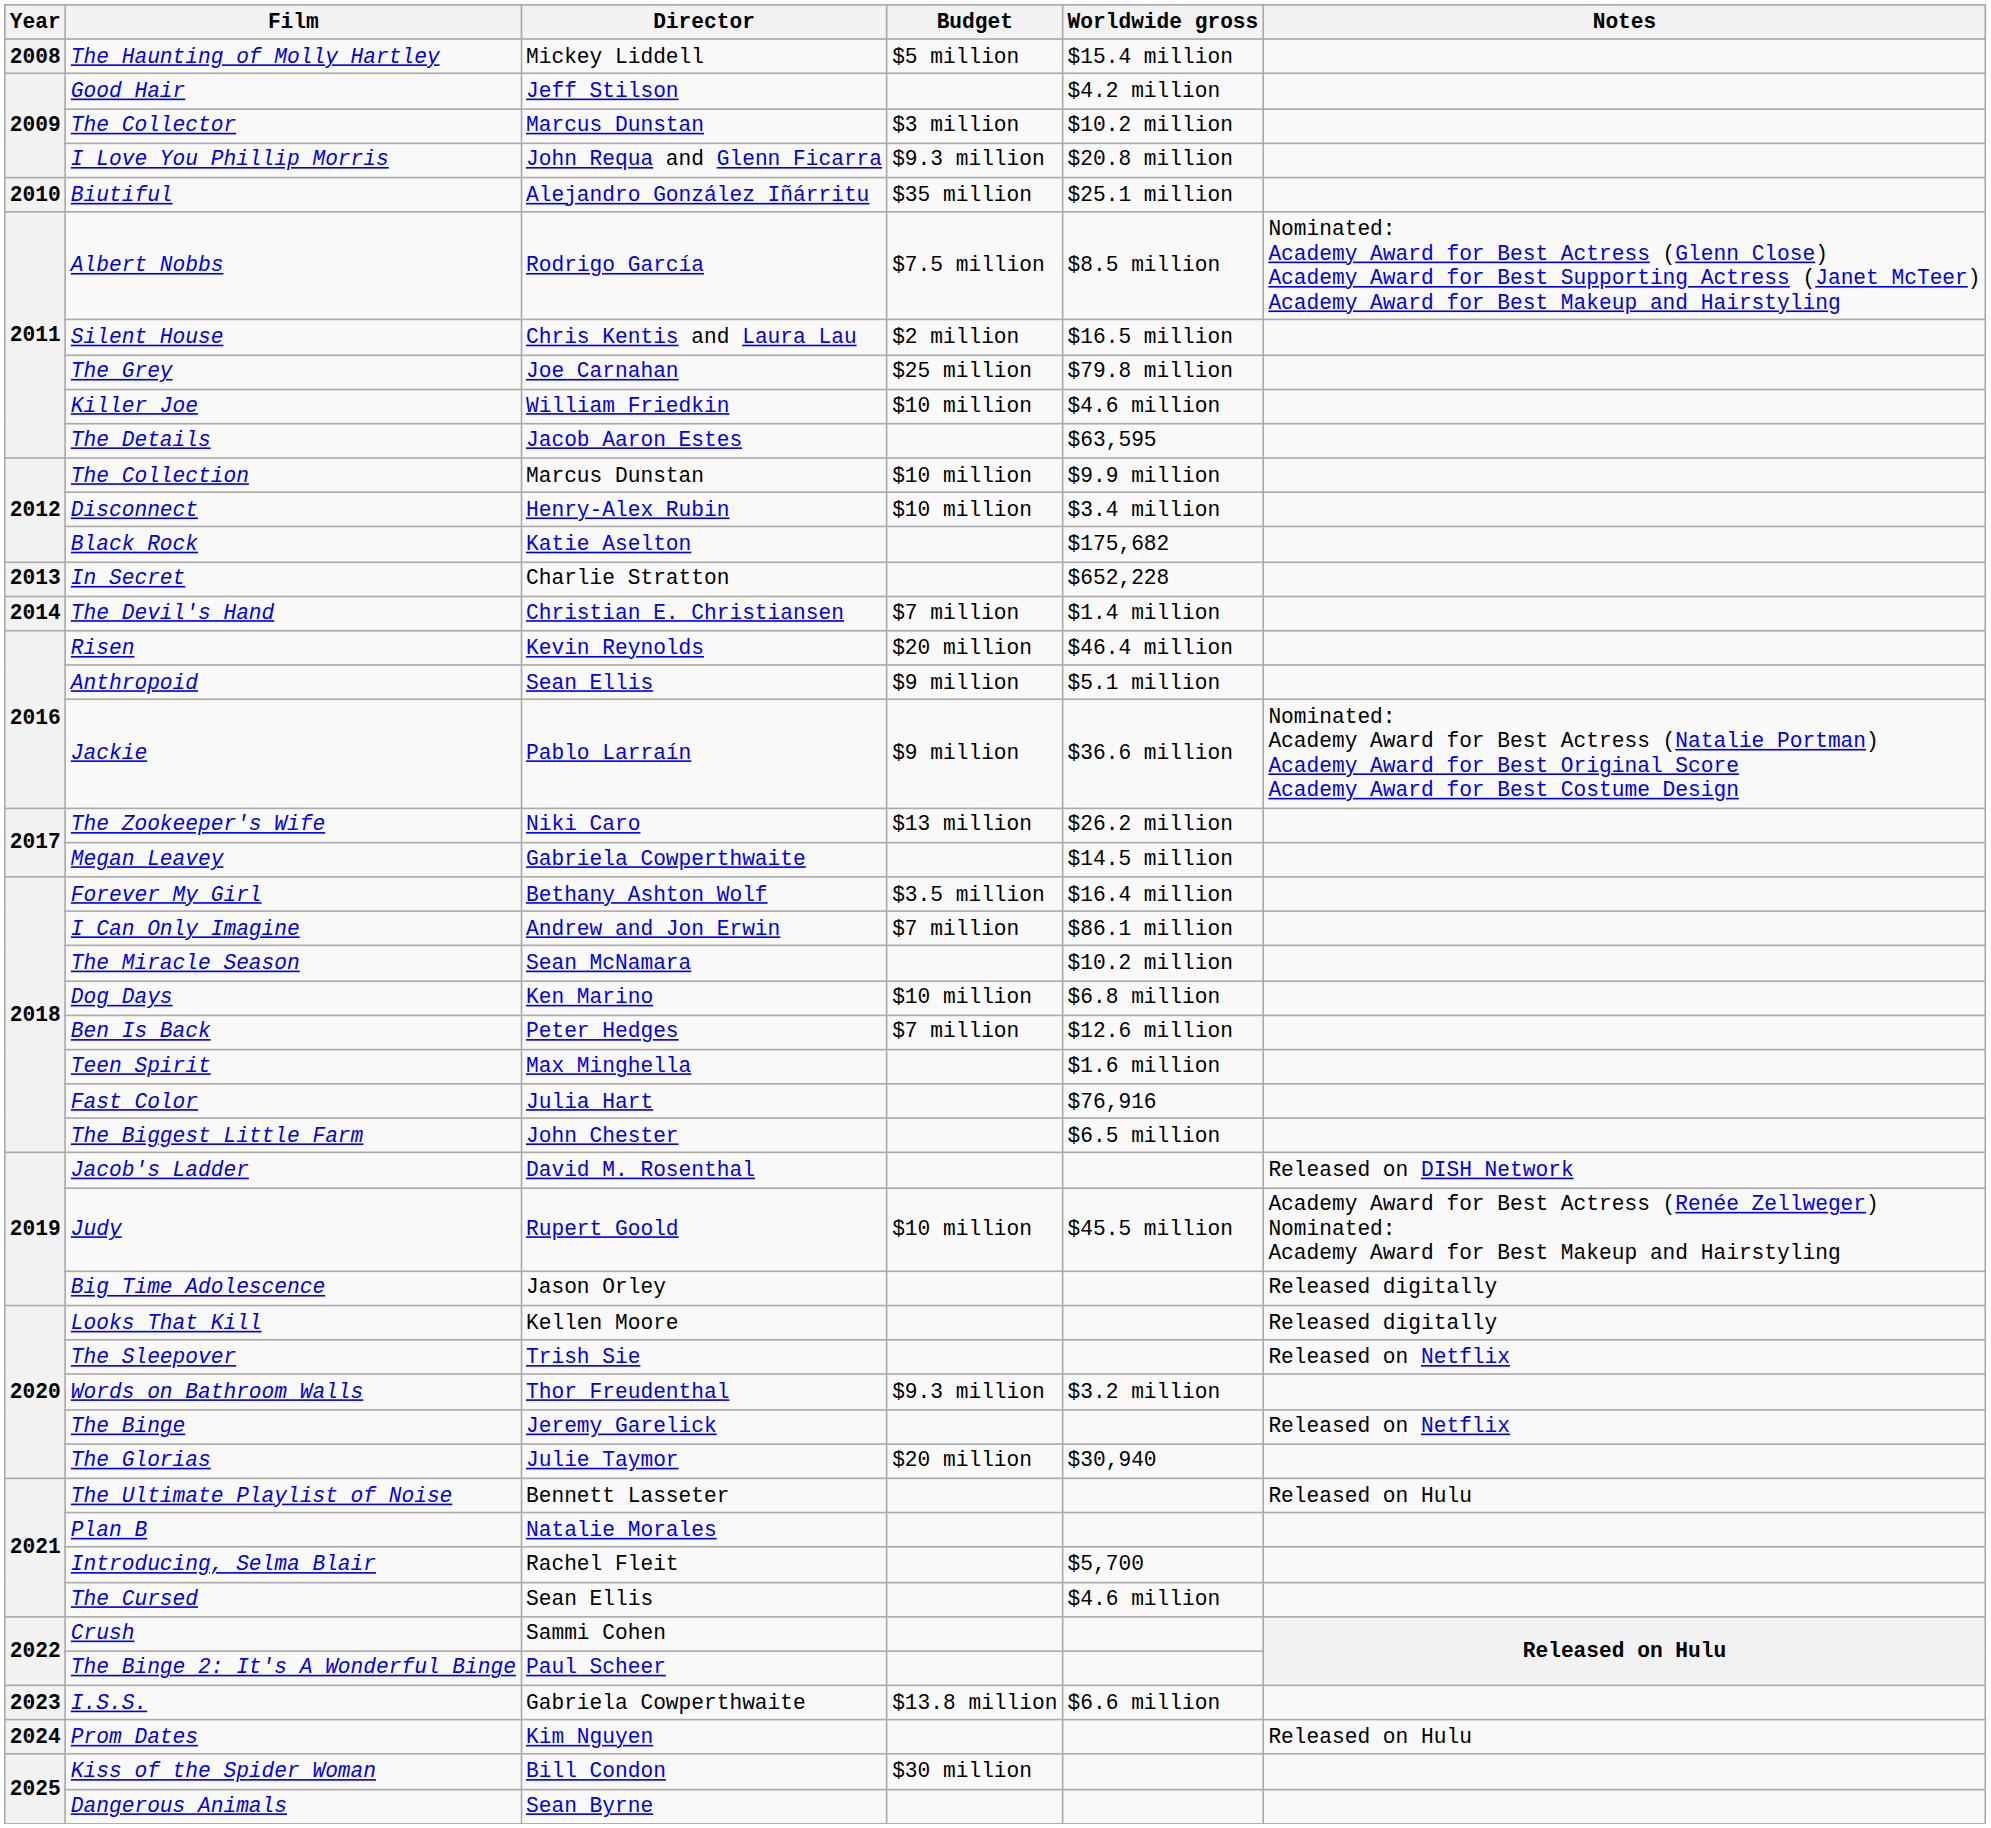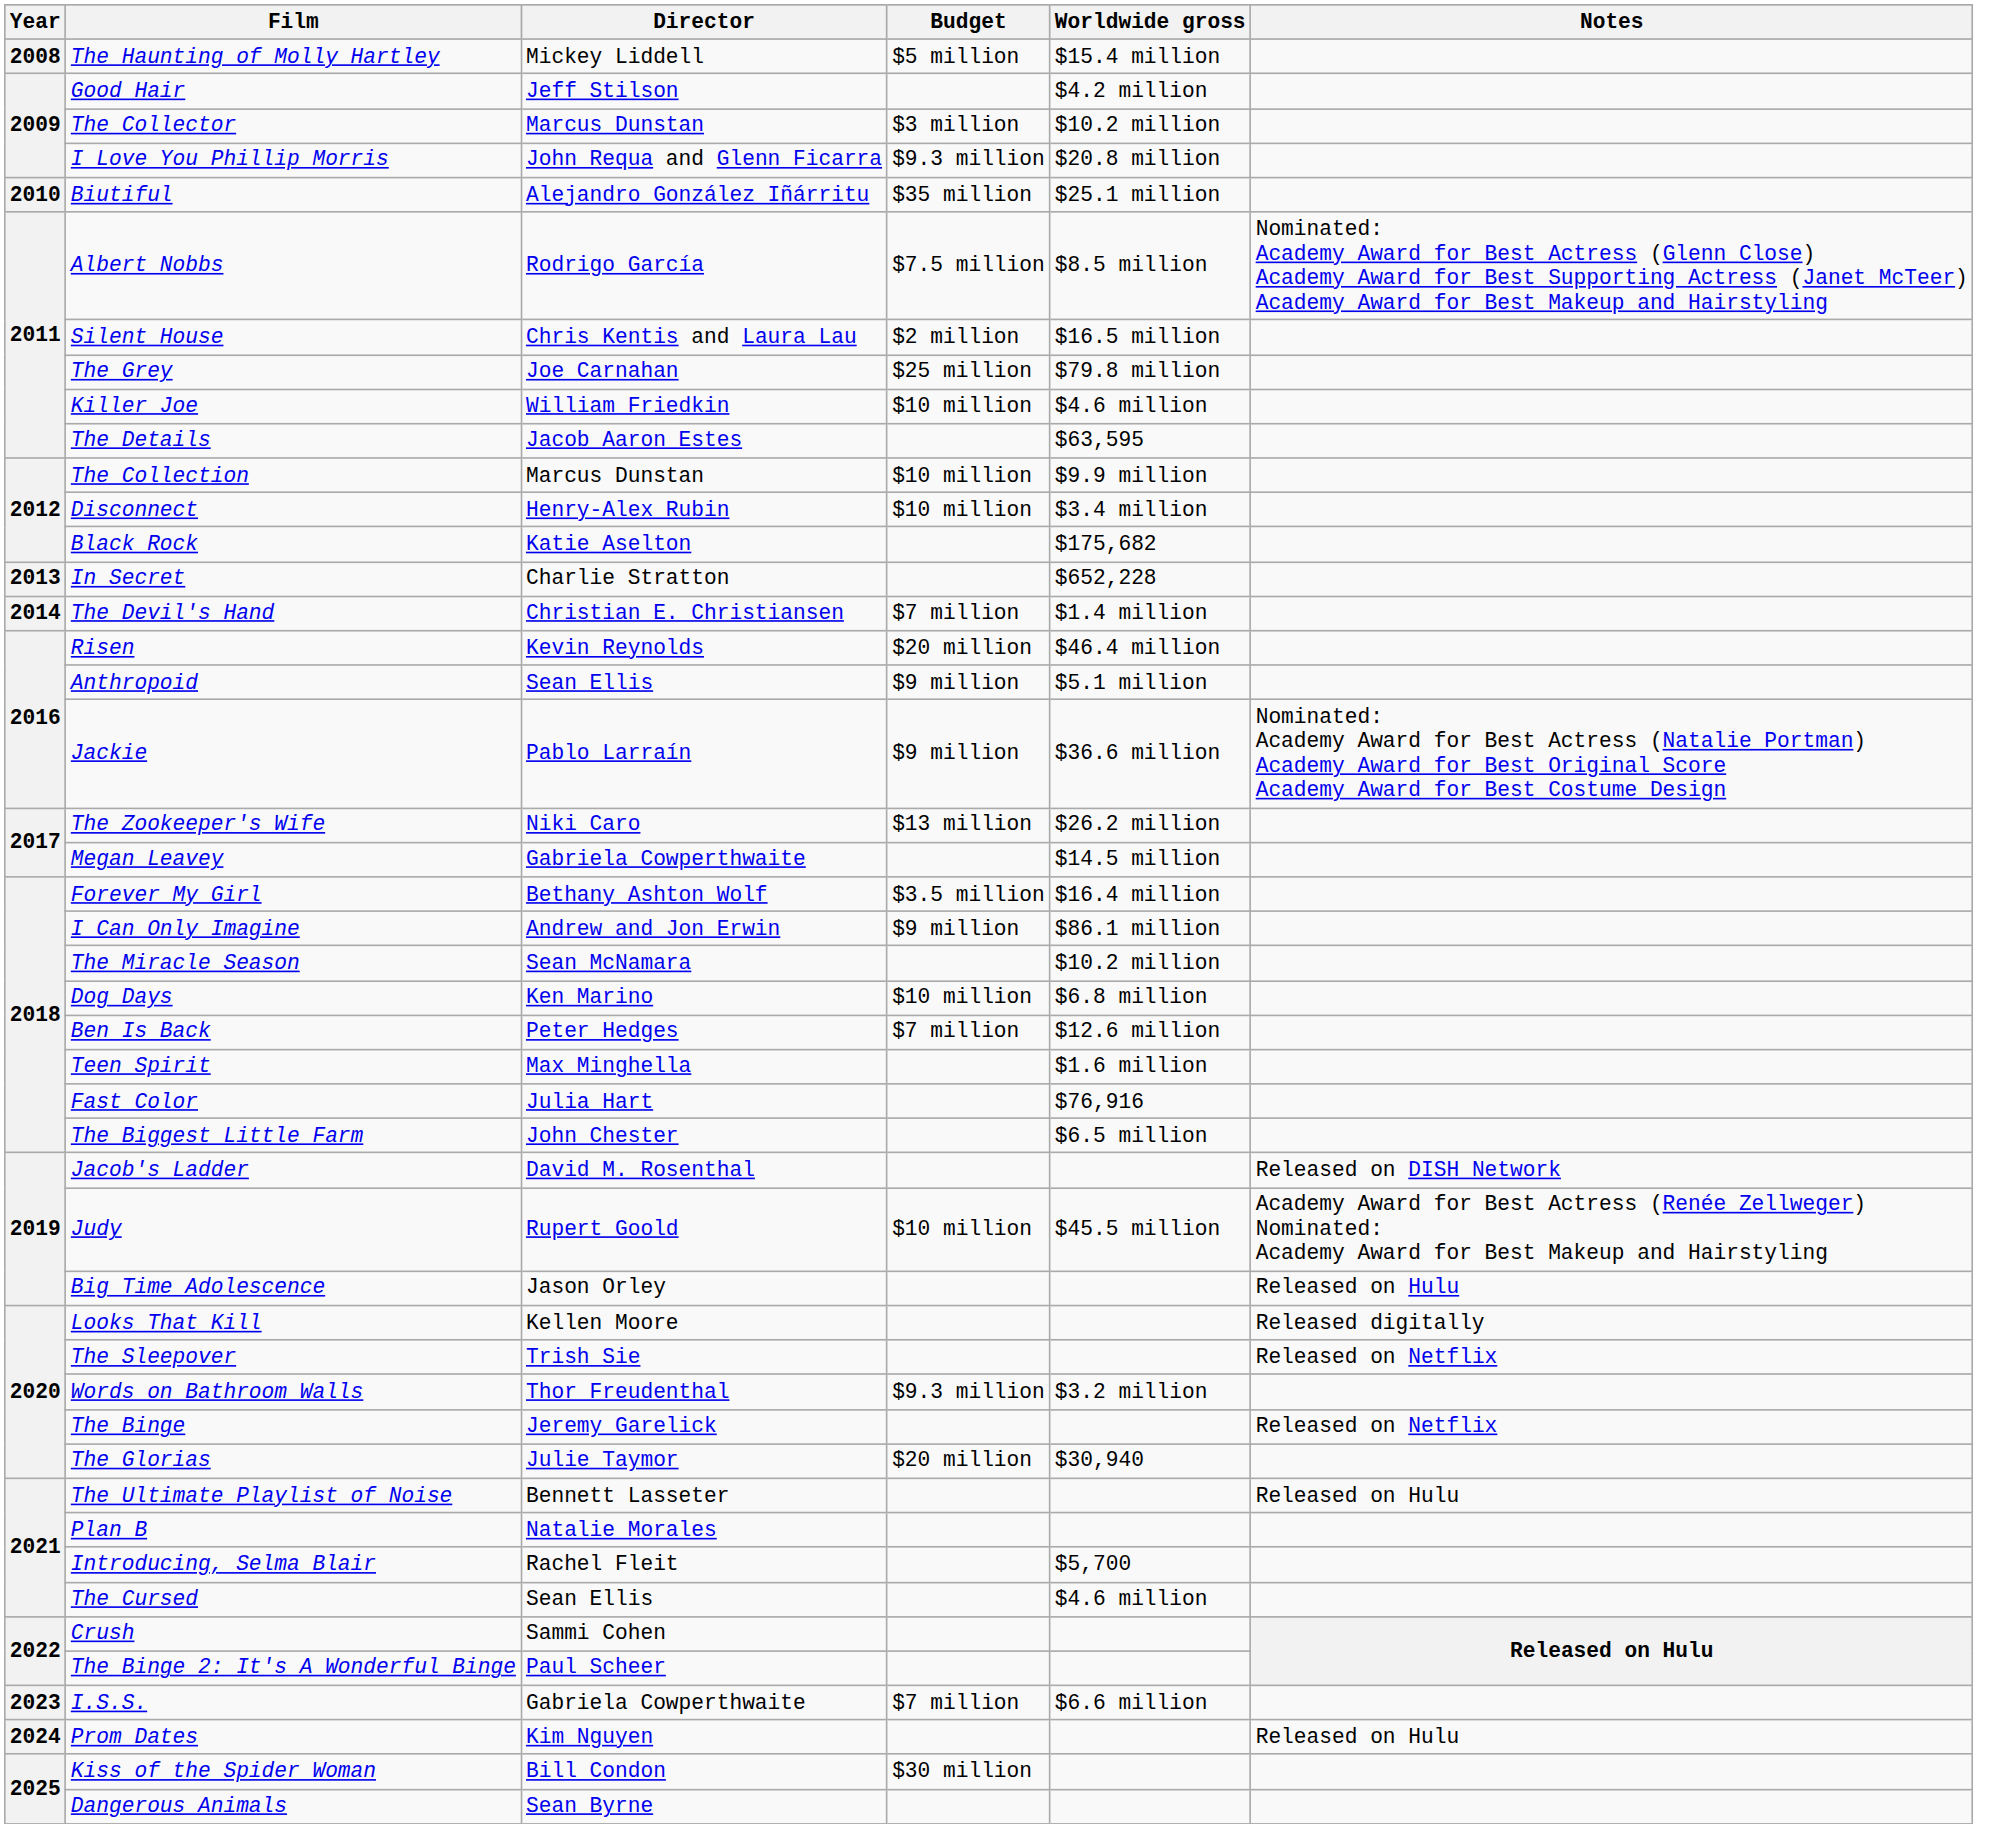(956, 929) $7 million -> (956, 929) $9 million
(1383, 1288) Released digitally -> (1357, 1288) Released on Hulu
(975, 1703) $13.8 million -> (956, 1703) $7 million
